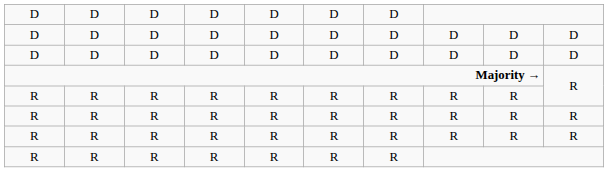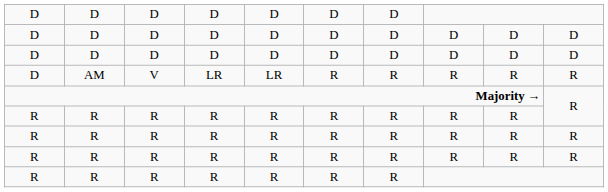+ row: (94, 75)
